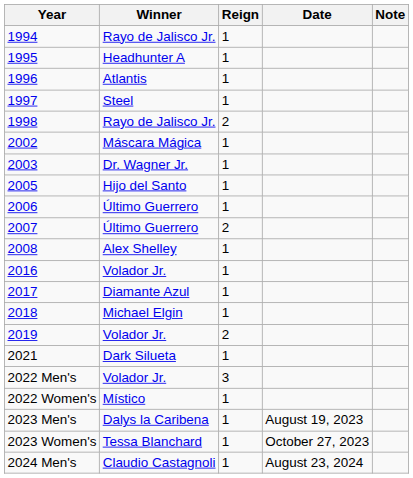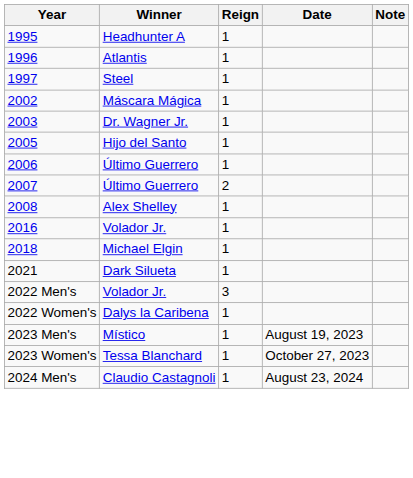- row: (22, 36)
- row: (22, 121)
- row: (22, 292)
- row: (22, 334)
(124, 398) Místico -> (156, 313) Dalys la Caribena
(156, 420) Dalys la Caribena -> (124, 334) Místico
